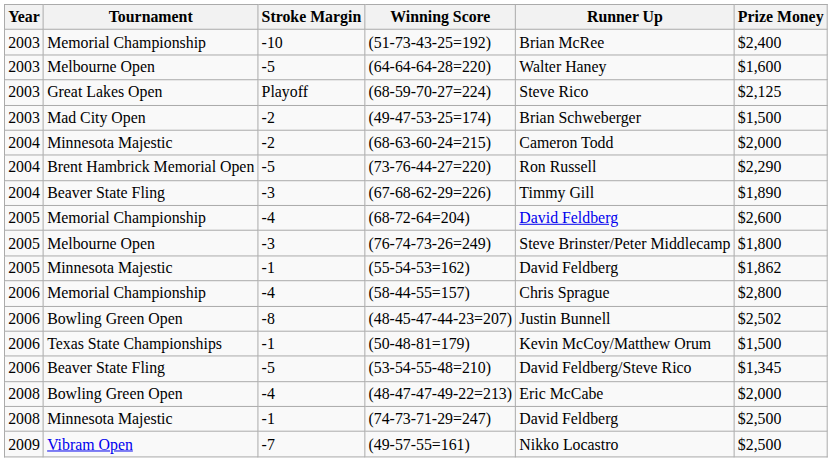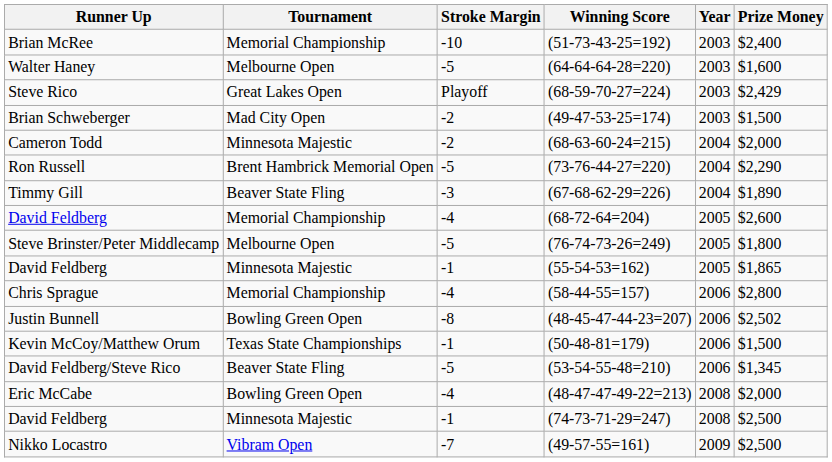columns swapped: (24, 17) <-> (625, 17)
(760, 92) $2,125 -> (760, 92) $2,429
(268, 243) -3 -> (448, 243) -5
(760, 268) $1,862 -> (760, 268) $1,865
